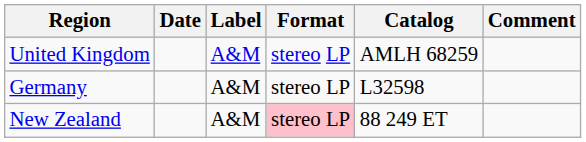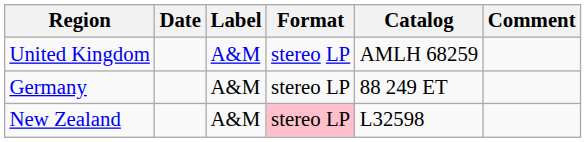(392, 86) L32598 -> (404, 86) 88 249 ET
(404, 119) 88 249 ET -> (392, 119) L32598
